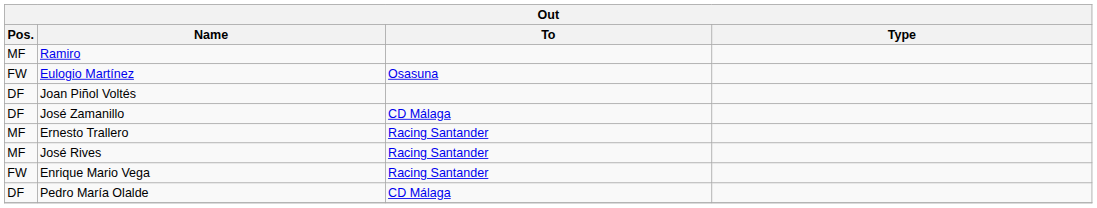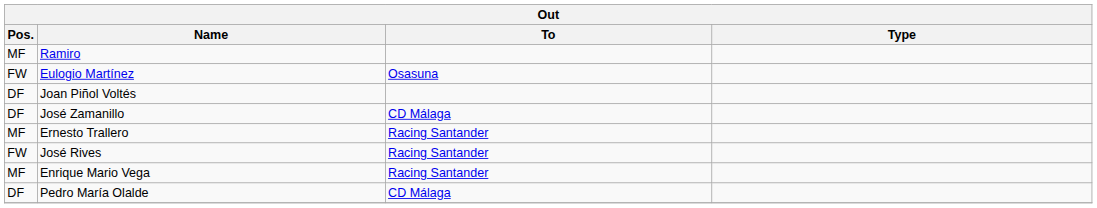(16, 153) MF -> (17, 153) FW
(17, 173) FW -> (16, 173) MF
